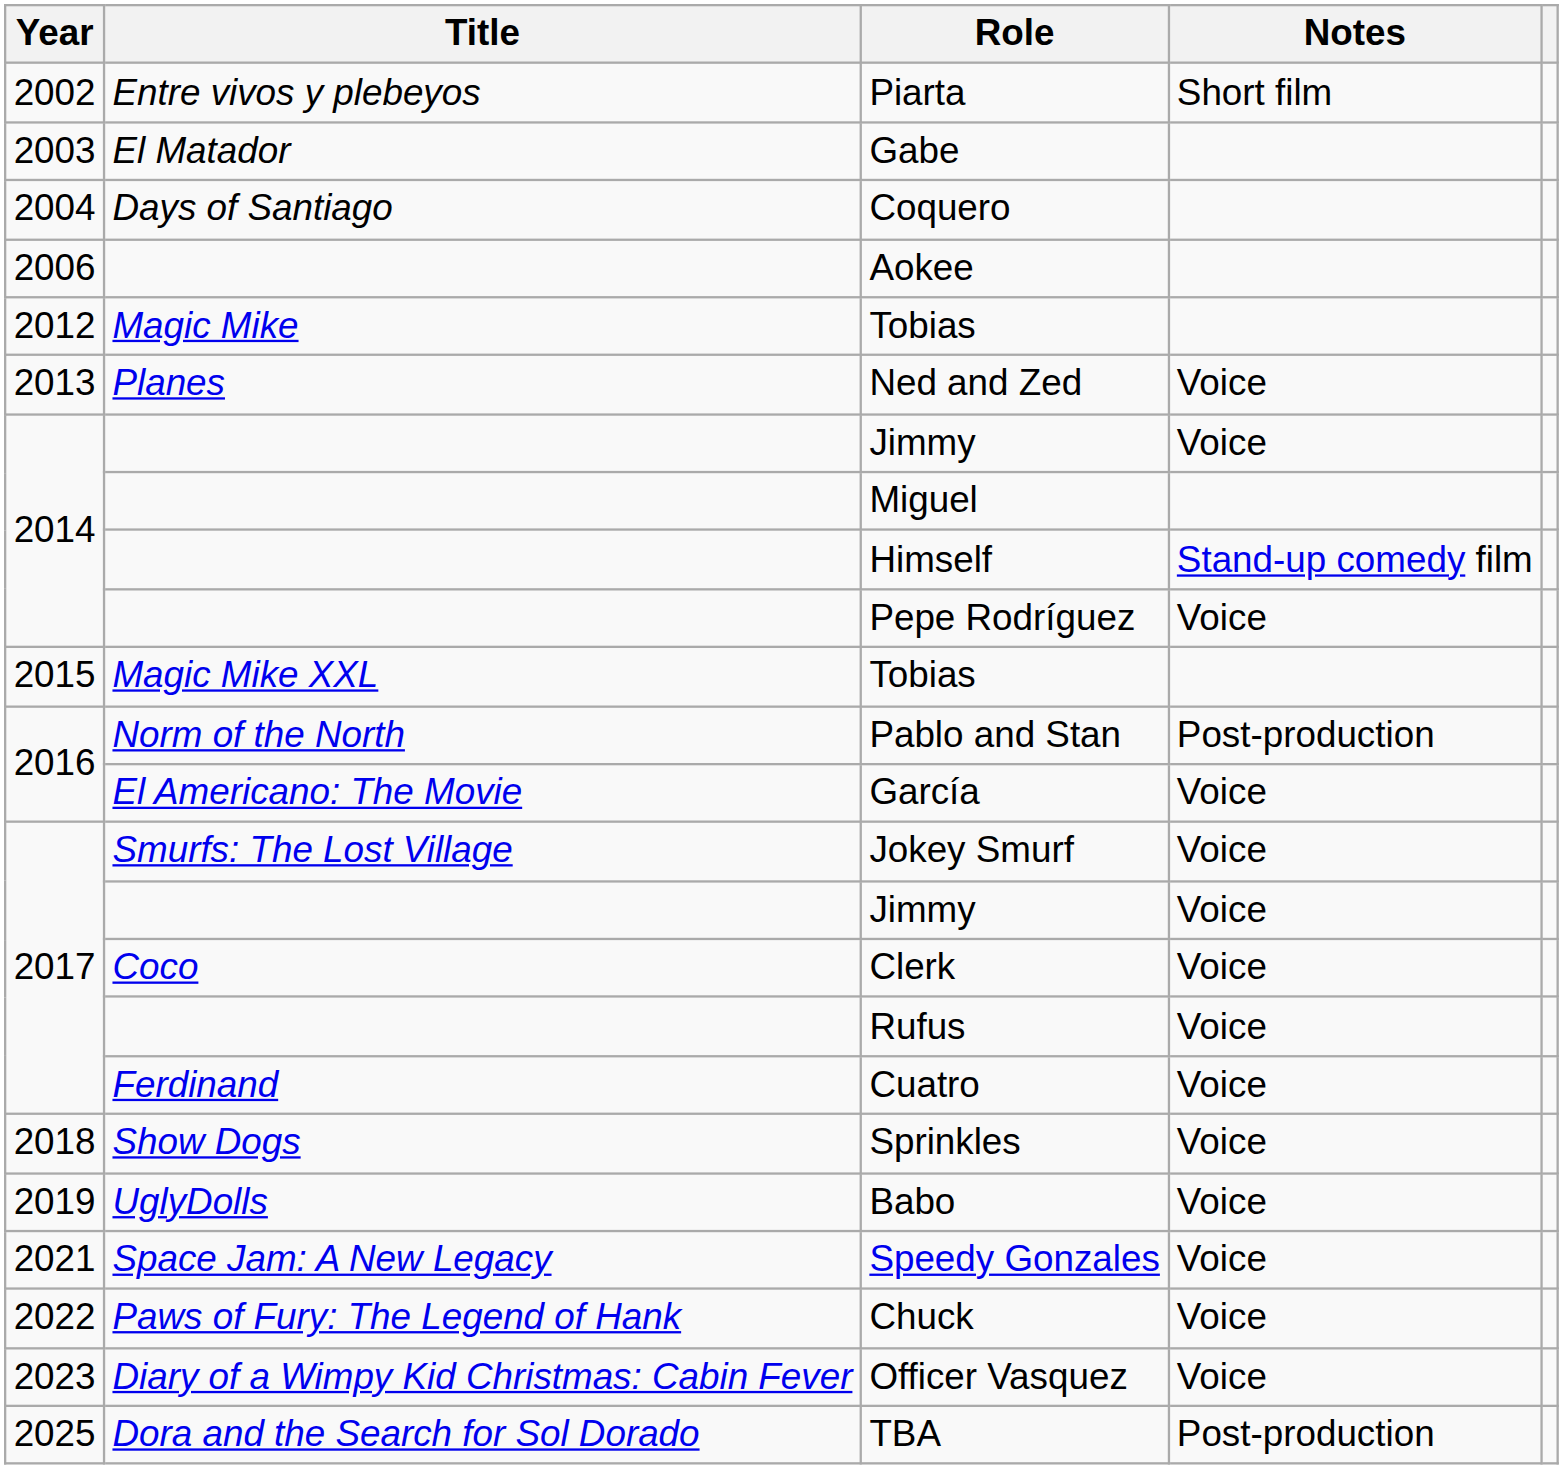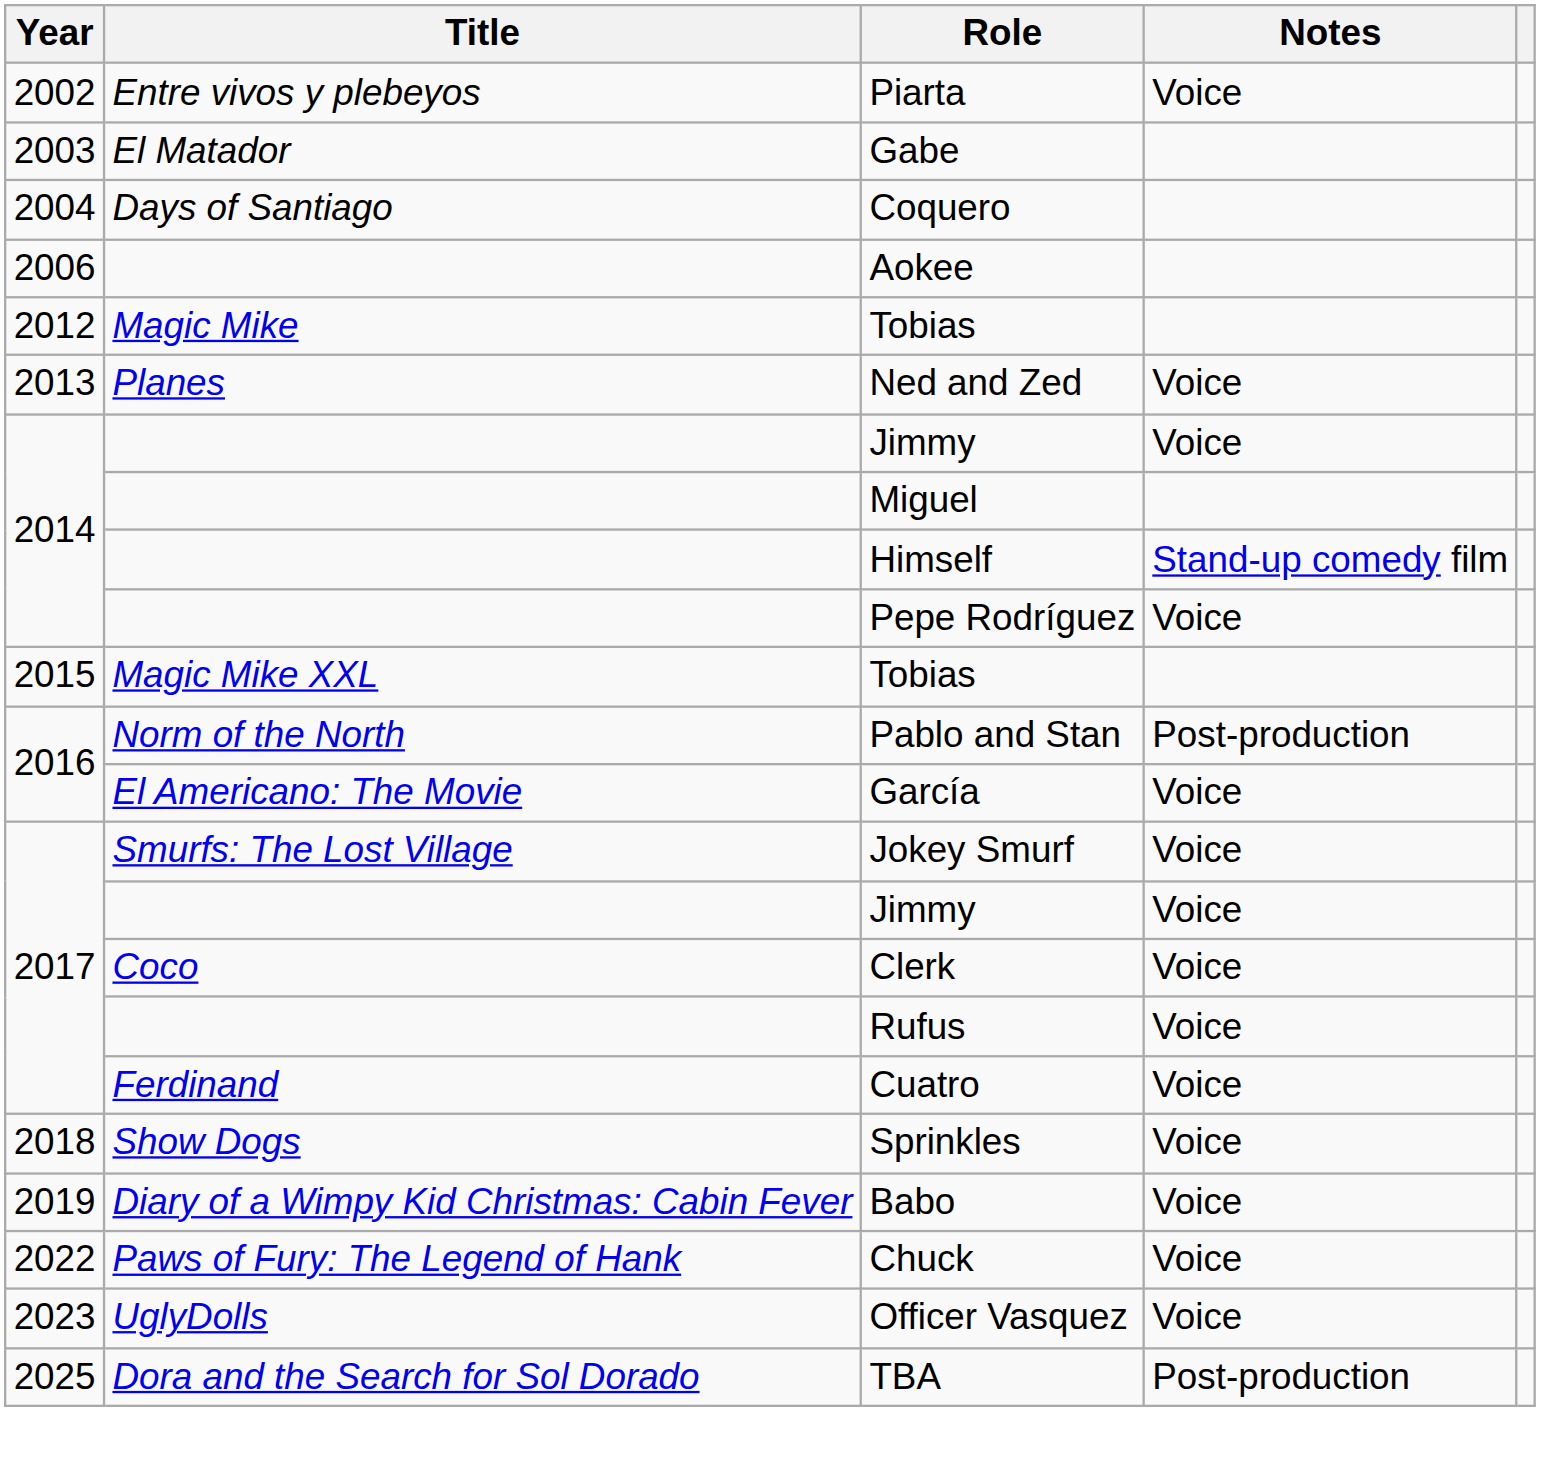(1255, 92) Short film -> (1197, 92) Voice
(190, 1200) UglyDolls -> (482, 1200) Diary of a Wimpy Kid Christmas: Cabin Fever
- row: (55, 1259)
(482, 1376) Diary of a Wimpy Kid Christmas: Cabin Fever -> (190, 1317) UglyDolls
